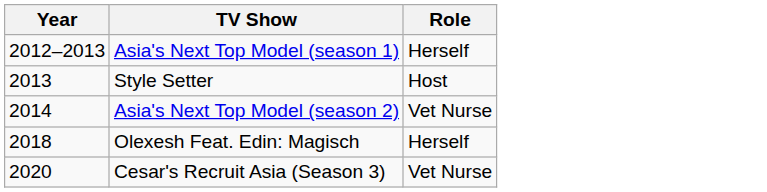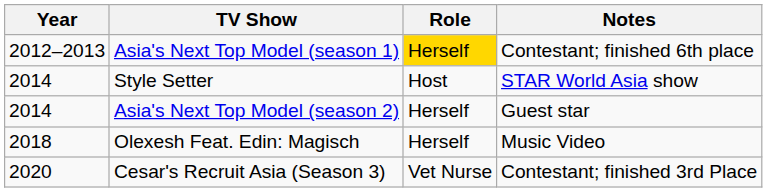+ column: (629, 19)
(438, 50) no background -> (438, 50) gold background
(30, 80) 2013 -> (30, 80) 2014
(450, 111) Vet Nurse -> (438, 111) Herself
